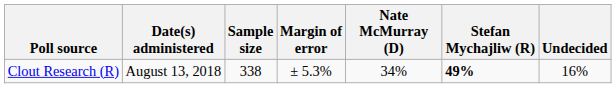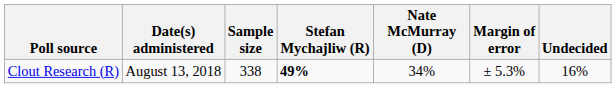columns swapped: (311, 40) <-> (490, 40)
